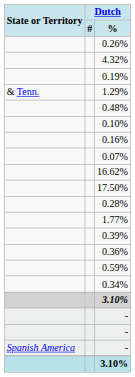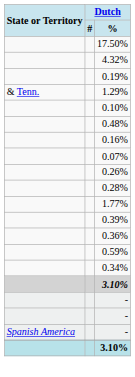rows swapped: (45, 44) <-> (45, 188)
rows swapped: (45, 124) <-> (45, 108)
- row: (45, 172)
